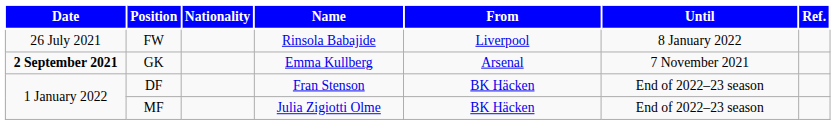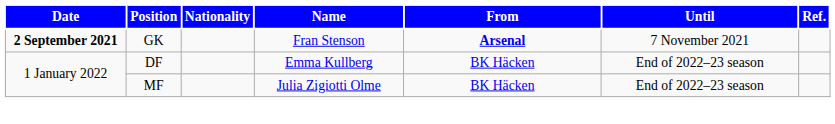- row: (154, 40)
(329, 63) Emma Kullberg -> (329, 40) Fran Stenson
(502, 63) normal -> (502, 40) bold
(329, 85) Fran Stenson -> (329, 63) Emma Kullberg
